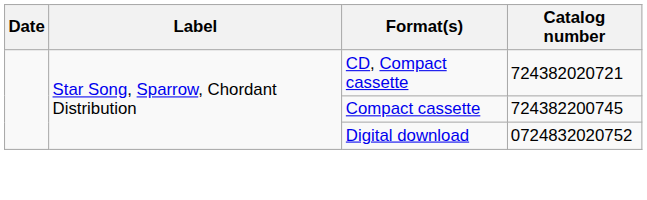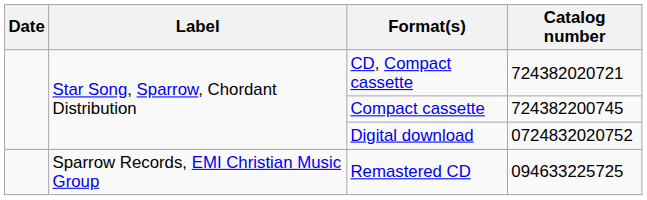+ row: (411, 171)
